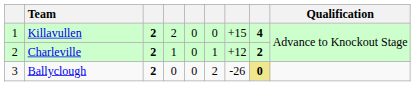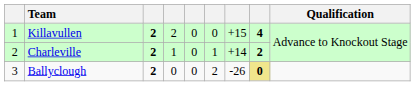(237, 52) +12 -> (237, 52) +14
